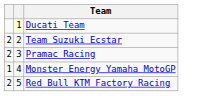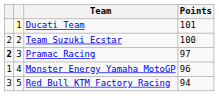+ column: (196, 12)
(9, 55) normal -> (9, 55) bold
(9, 84) 2 -> (9, 84) 3
